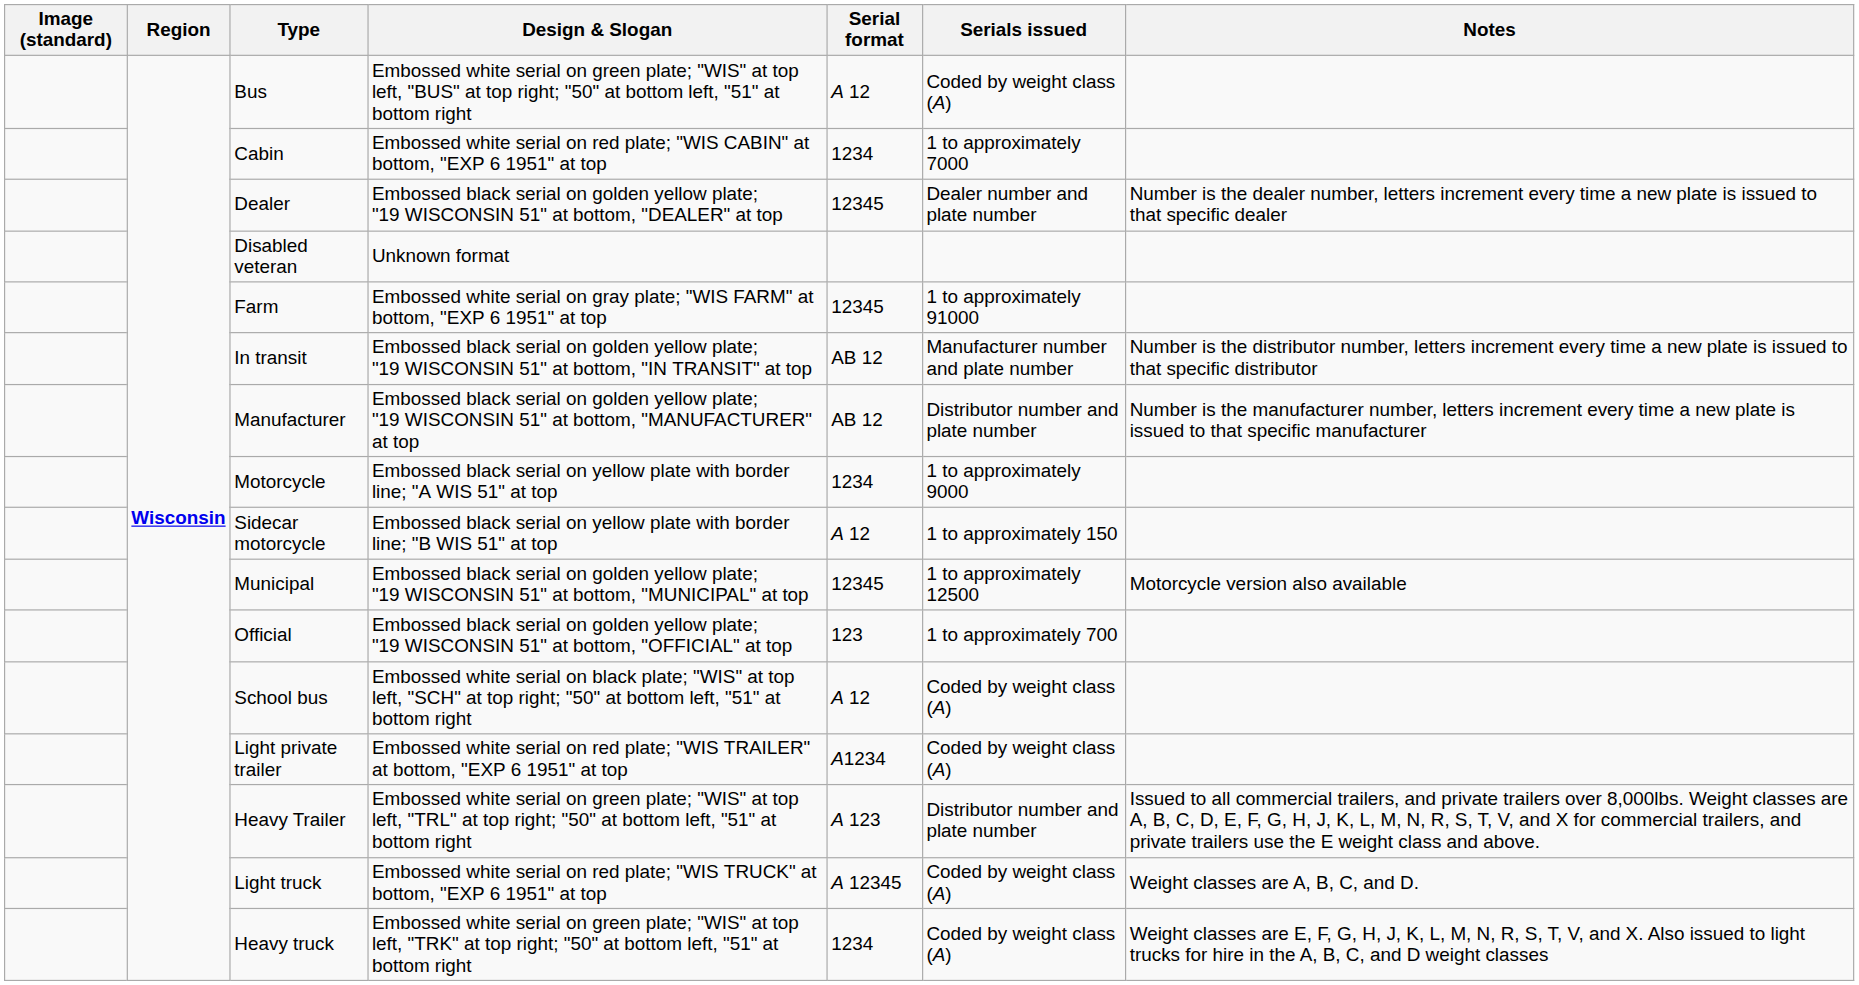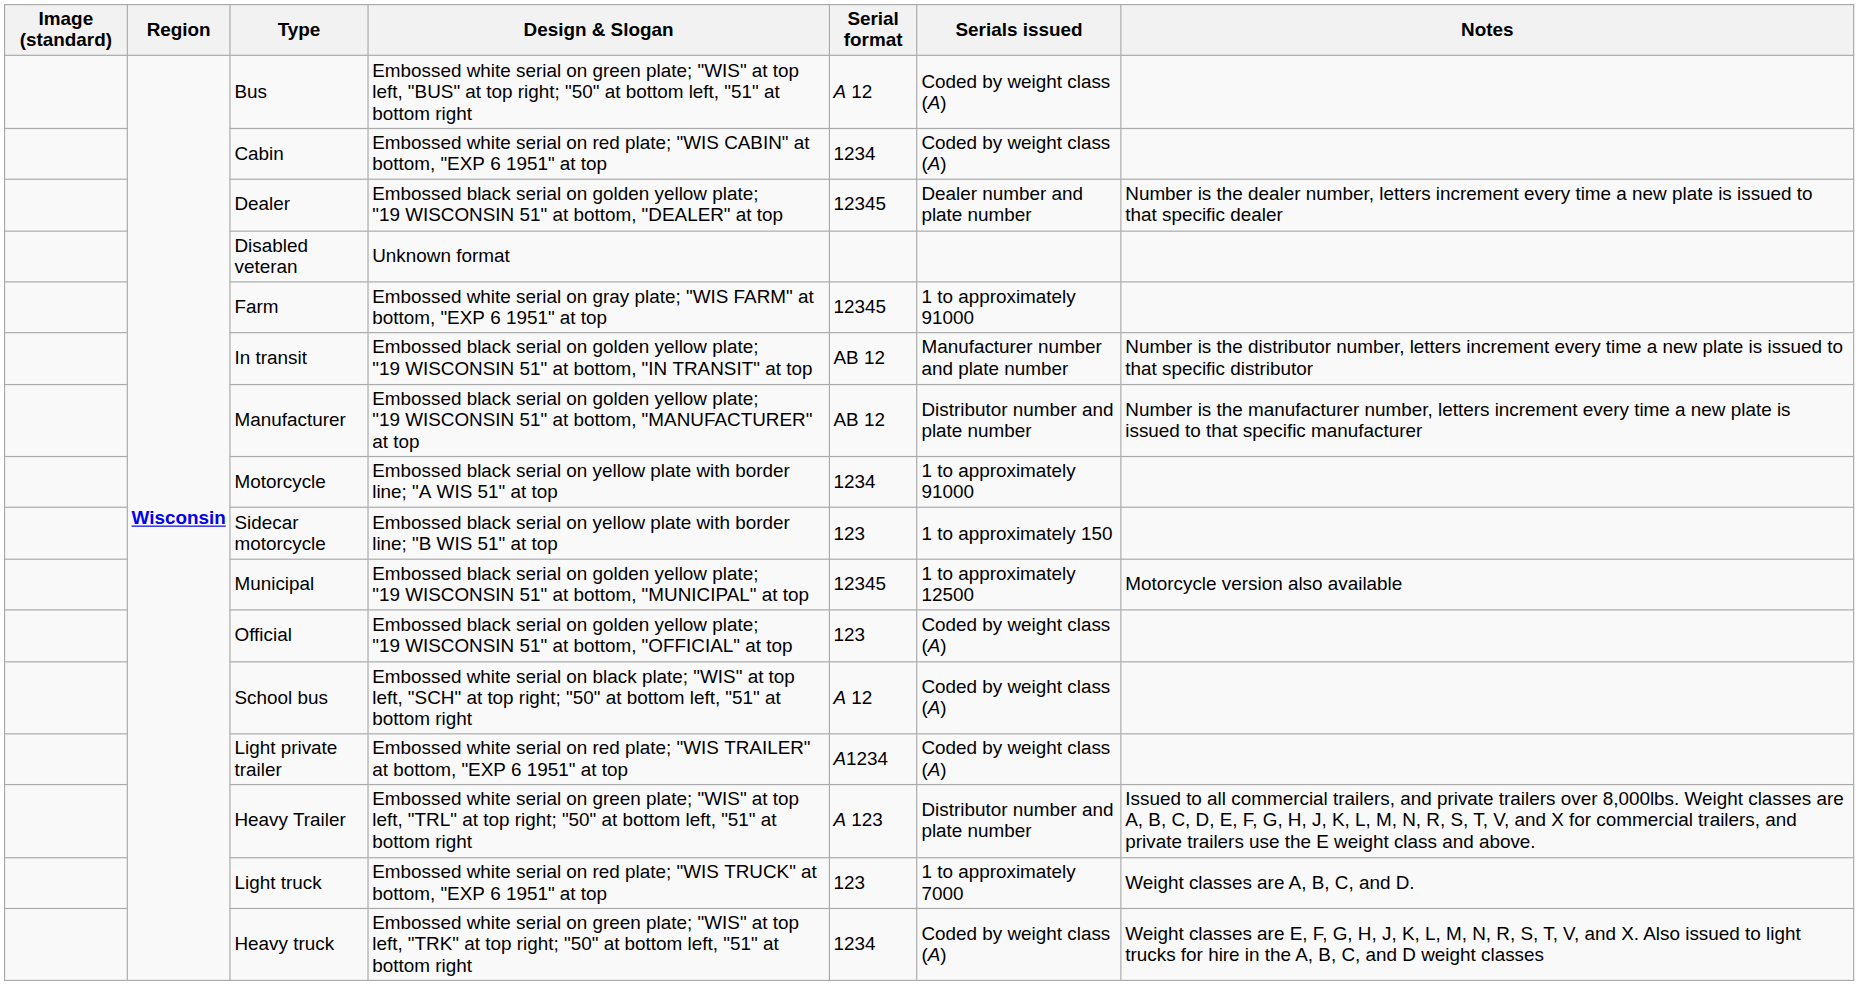(1004, 153) 1 to approximately 7000 -> (1016, 153) Coded by weight class (A)
(1004, 482) 1 to approximately 9000 -> (999, 482) 1 to approximately 91000
(851, 533) A 12 -> (849, 533) 123
(1022, 635) 1 to approximately 700 -> (1016, 635) Coded by weight class (A)
(866, 882) A 12345 -> (849, 882) 123
(1021, 882) Coded by weight class (A) -> (999, 882) 1 to approximately 7000
